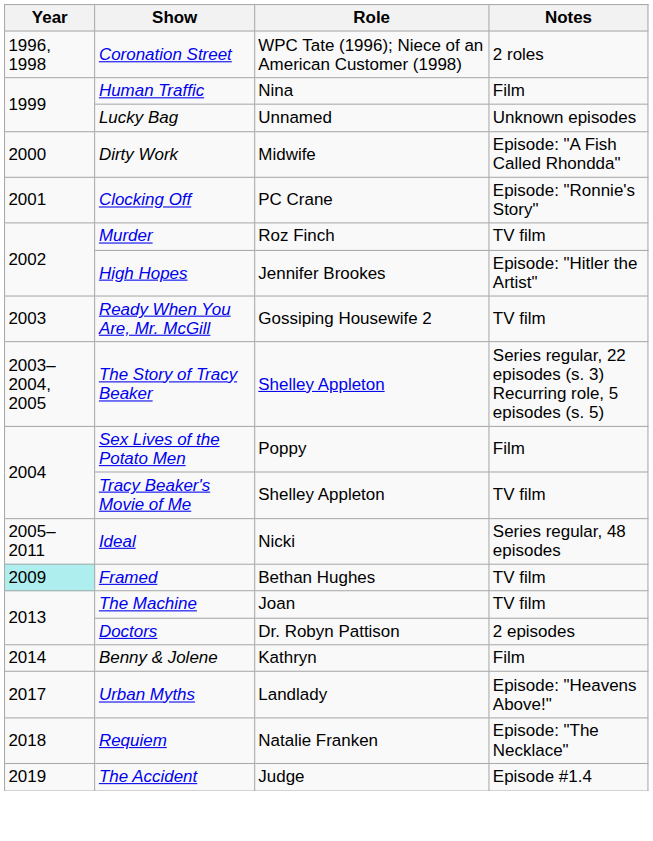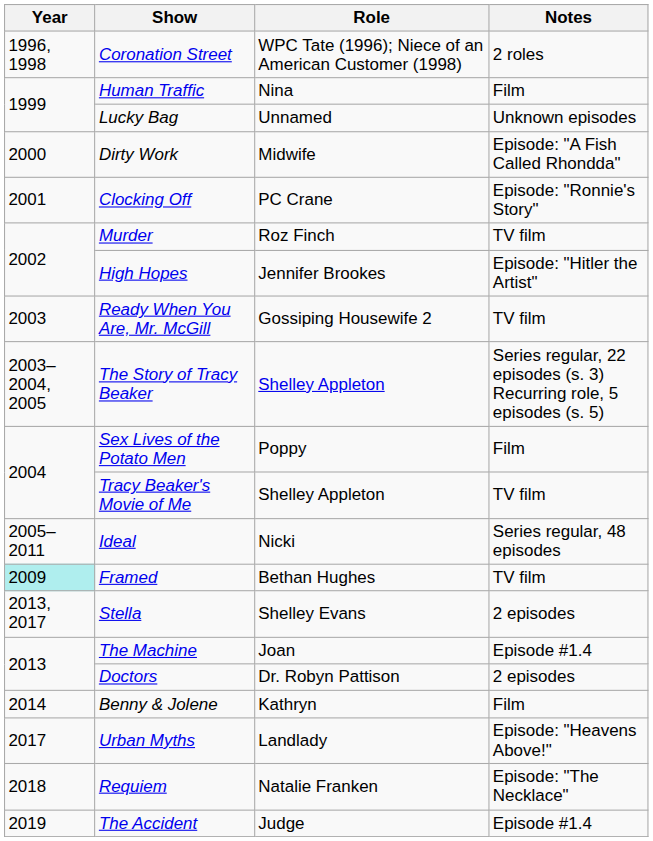+ row: (120, 613)
(519, 604) TV film -> (542, 650) Episode #1.4
